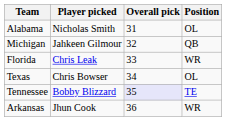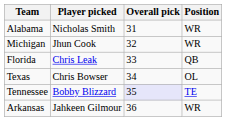(191, 28) OL -> (193, 28) WR
(87, 44) Jahkeen Gilmour -> (74, 44) Jhun Cook
(191, 44) QB -> (193, 44) WR
(193, 60) WR -> (191, 60) QB
(74, 108) Jhun Cook -> (87, 108) Jahkeen Gilmour
